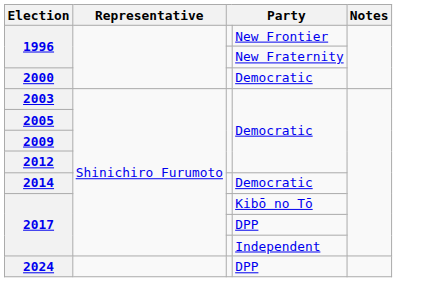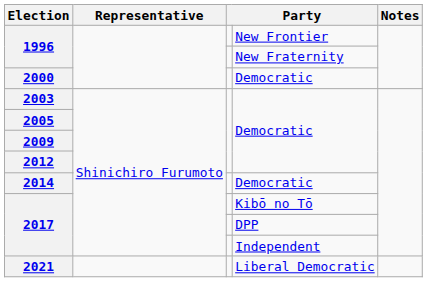+ row: (39, 267)
- row: (39, 267)
